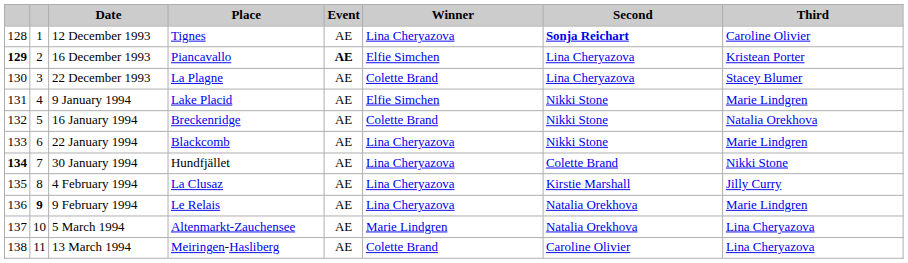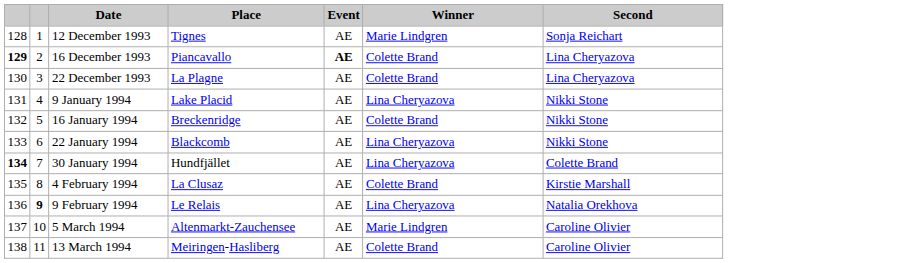- column: (813, 14)
(410, 35) Lina Cheryazova -> (407, 35) Marie Lindgren
(587, 35) bold -> (584, 35) normal
(403, 57) Elfie Simchen -> (402, 57) Colette Brand
(403, 99) Elfie Simchen -> (410, 99) Lina Cheryazova
(410, 184) Lina Cheryazova -> (402, 184) Colette Brand
(592, 226) Natalia Orekhova -> (588, 226) Caroline Olivier
